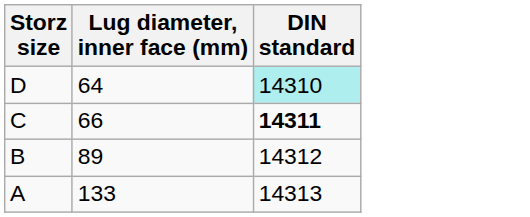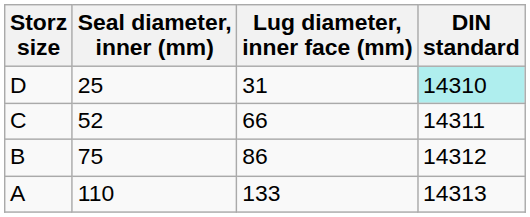+ column: (155, 35)
(90, 84) 64 -> (255, 84) 31
(290, 120) bold -> (454, 120) normal
(90, 157) 89 -> (255, 157) 86
